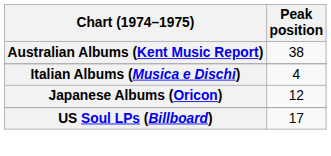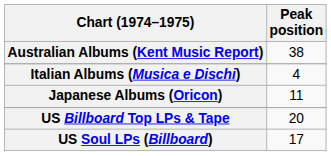(296, 96) 12 -> (296, 96) 11
+ row: (135, 118)
